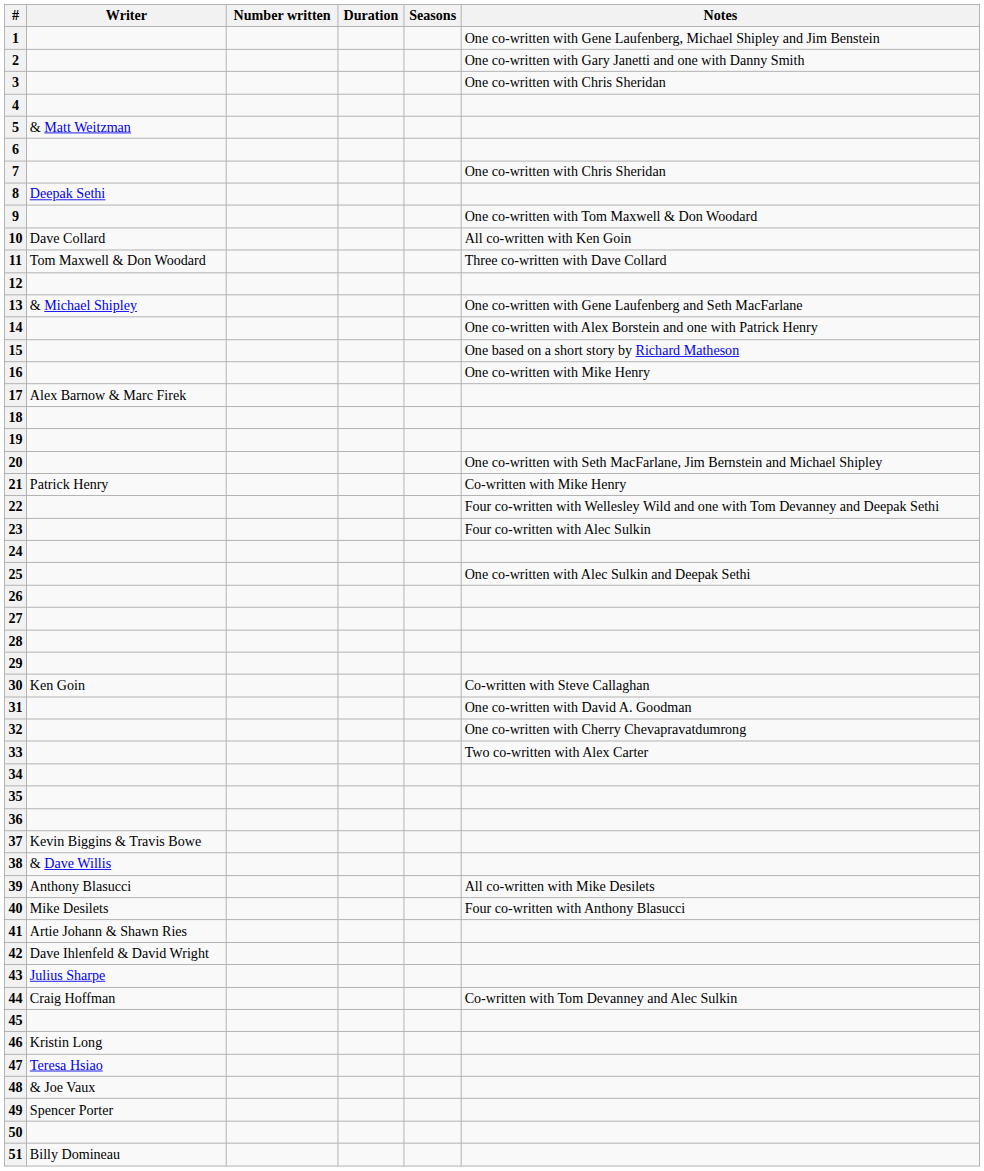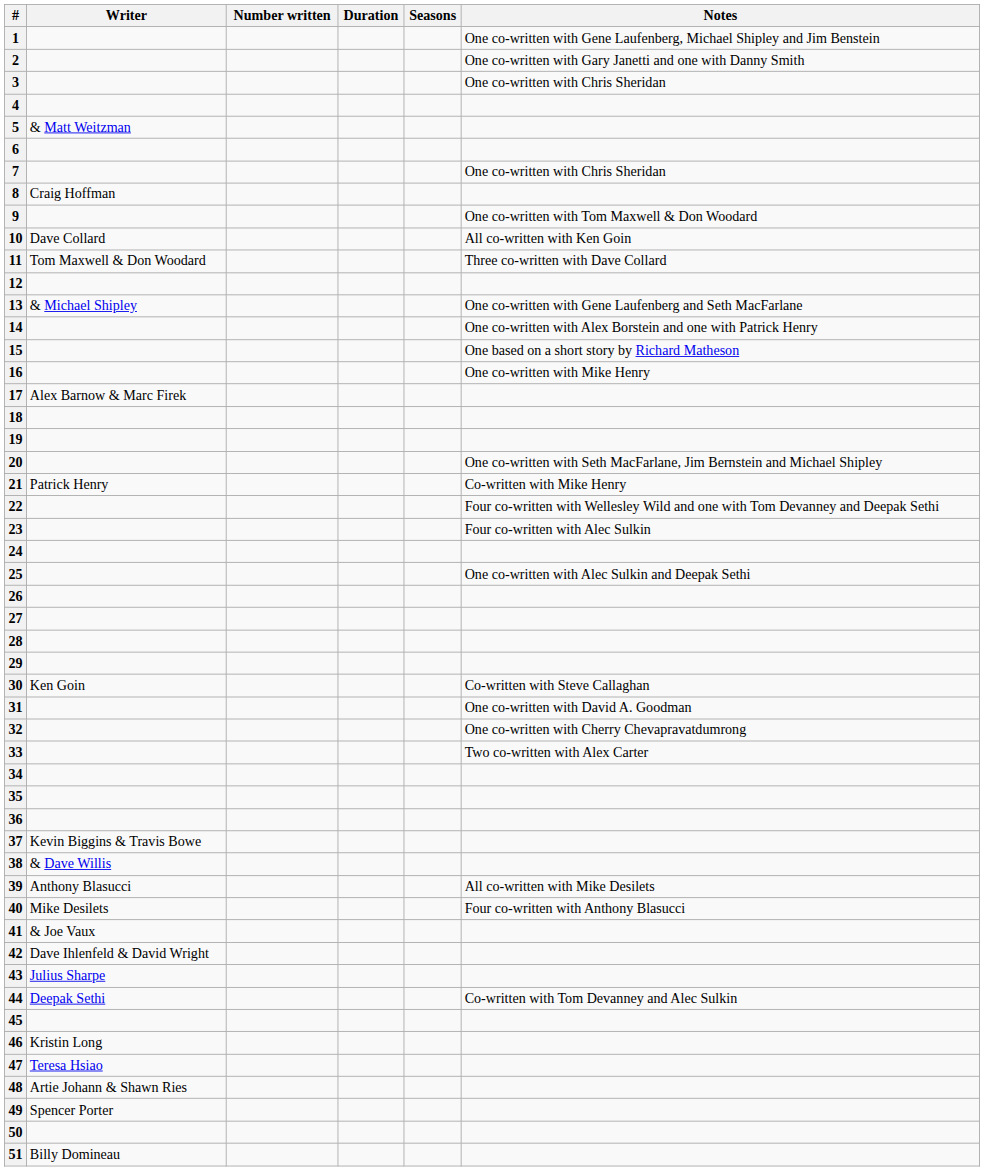(68, 194) Deepak Sethi -> (73, 194) Craig Hoffman
(108, 931) Artie Johann & Shawn Ries -> (63, 931) & Joe Vaux
(73, 998) Craig Hoffman -> (68, 998) Deepak Sethi
(63, 1087) & Joe Vaux -> (108, 1087) Artie Johann & Shawn Ries
